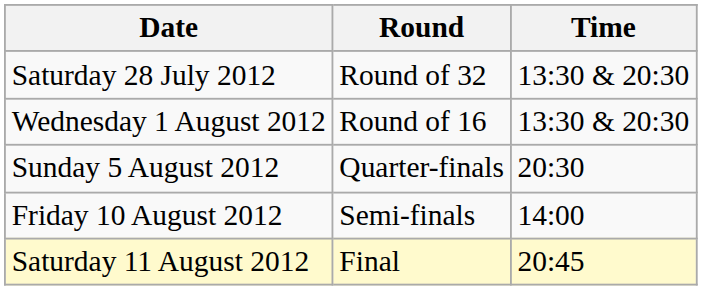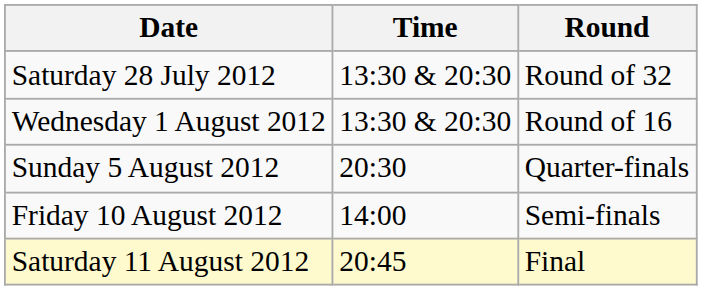columns swapped: (603, 27) <-> (422, 27)
